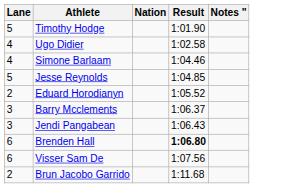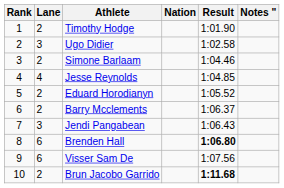+ column: (19, 12)
(10, 28) 5 -> (39, 28) 2
(10, 45) 4 -> (39, 45) 3
(10, 61) 4 -> (39, 61) 2
(10, 77) 5 -> (39, 77) 4
(10, 110) 3 -> (39, 110) 2
(188, 175) normal -> (218, 175) bold
